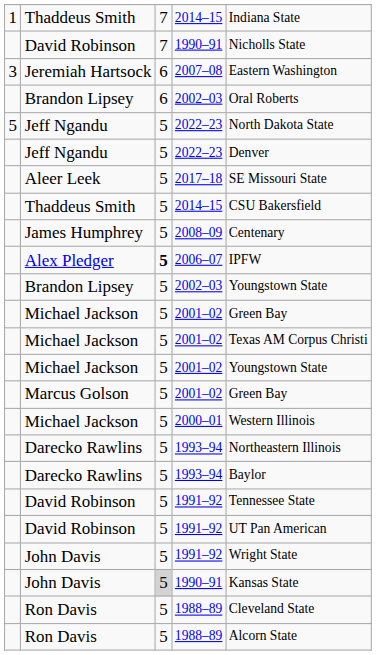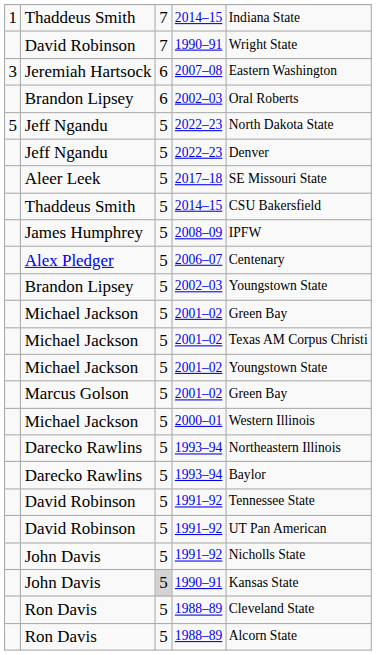(267, 44) Nicholls State -> (263, 44) Wright State
(257, 233) Centenary -> (245, 233) IPFW
(163, 260) bold -> (163, 260) normal
(245, 260) IPFW -> (257, 260) Centenary
(263, 555) Wright State -> (267, 555) Nicholls State
